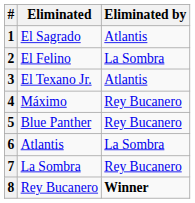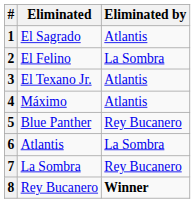(143, 101) Rey Bucanero -> (126, 101) Atlantis
